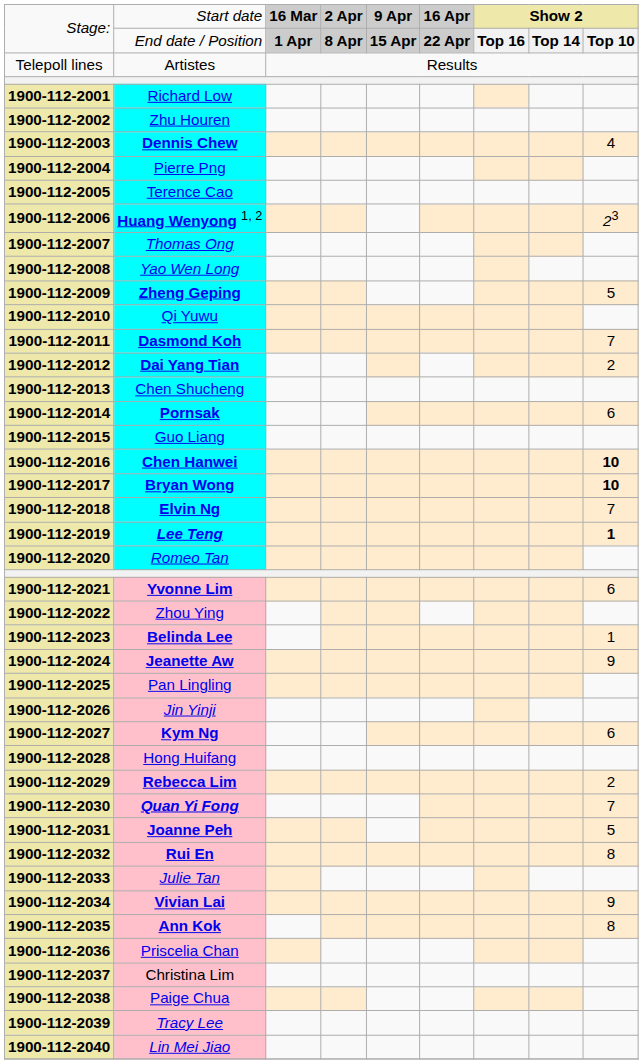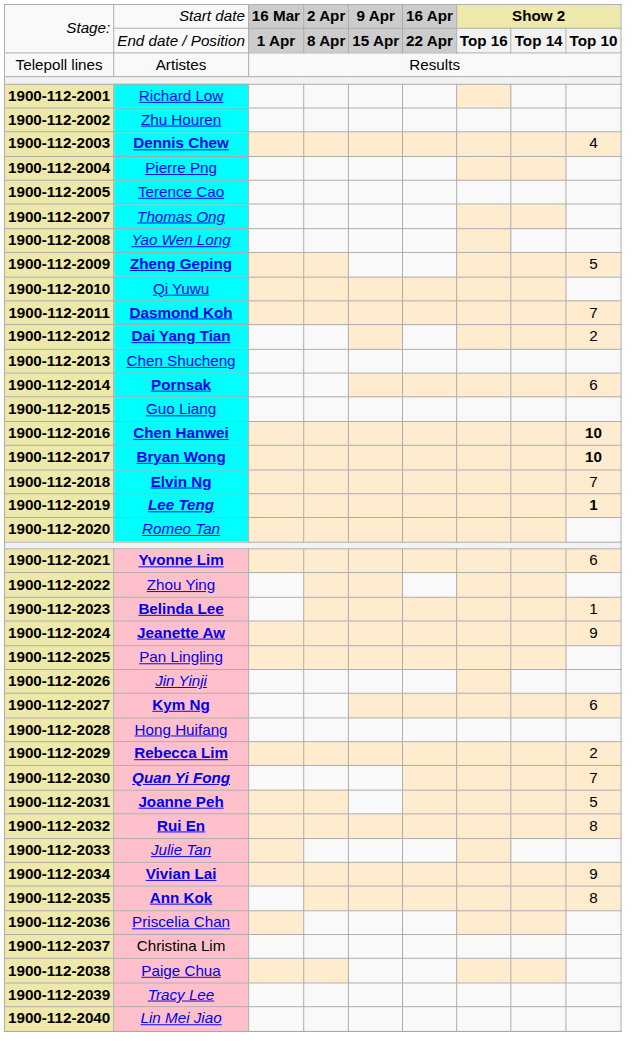- row: (190, 218)
